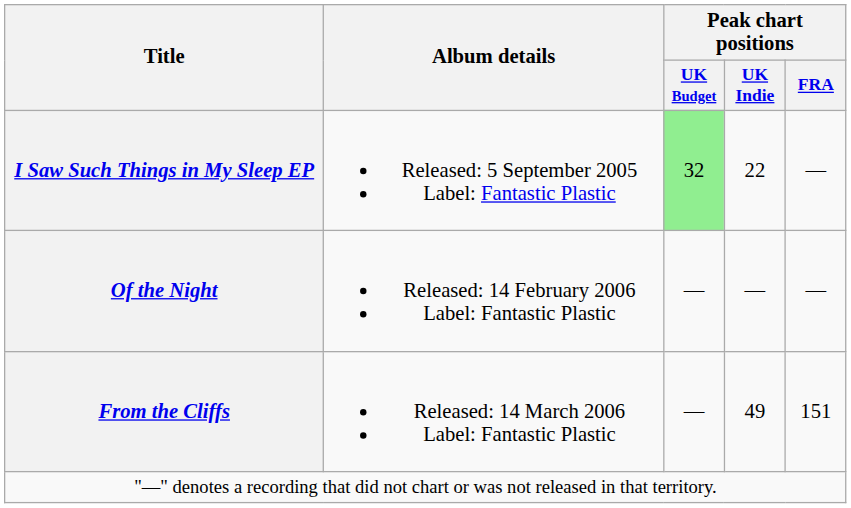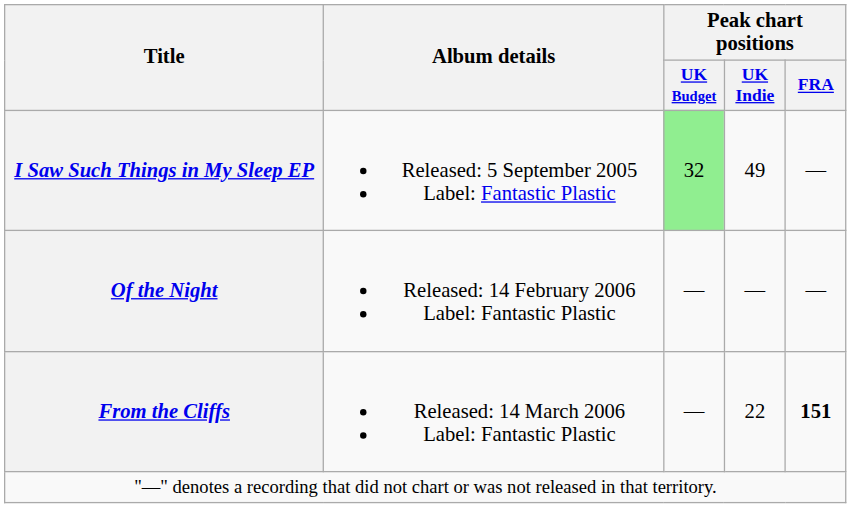(755, 170) 22 -> (755, 170) 49
(755, 411) 49 -> (755, 411) 22
(816, 411) normal -> (816, 411) bold
